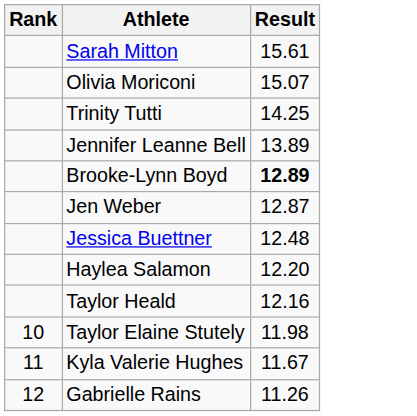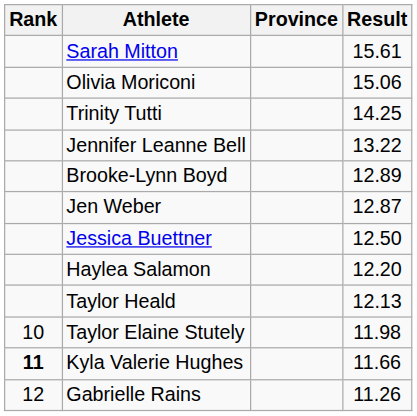+ column: (296, 20)
(285, 82) 15.07 -> (377, 82) 15.06
(285, 144) 13.89 -> (377, 144) 13.22
(285, 176) bold -> (377, 176) normal
(285, 238) 12.48 -> (377, 238) 12.50
(285, 301) 12.16 -> (377, 301) 12.13
(33, 363) normal -> (33, 363) bold
(285, 363) 11.67 -> (377, 363) 11.66
